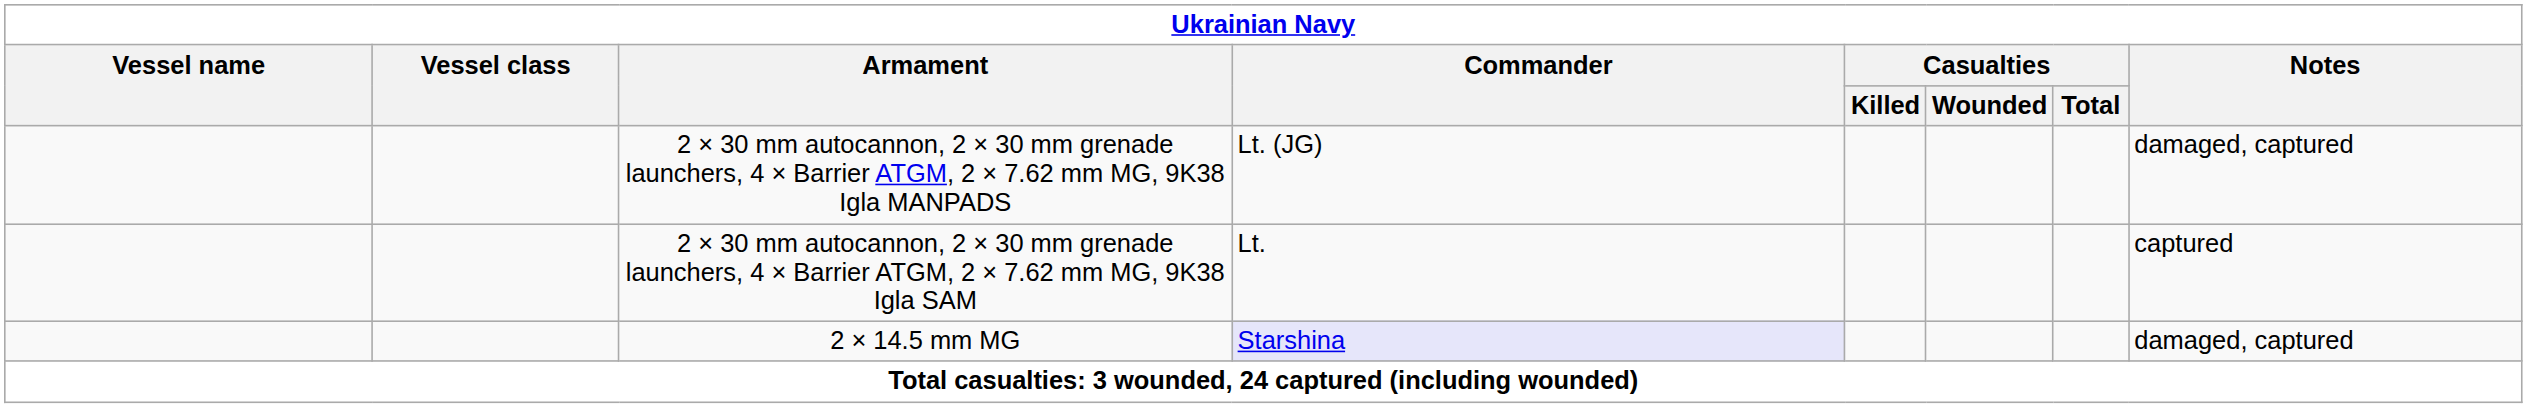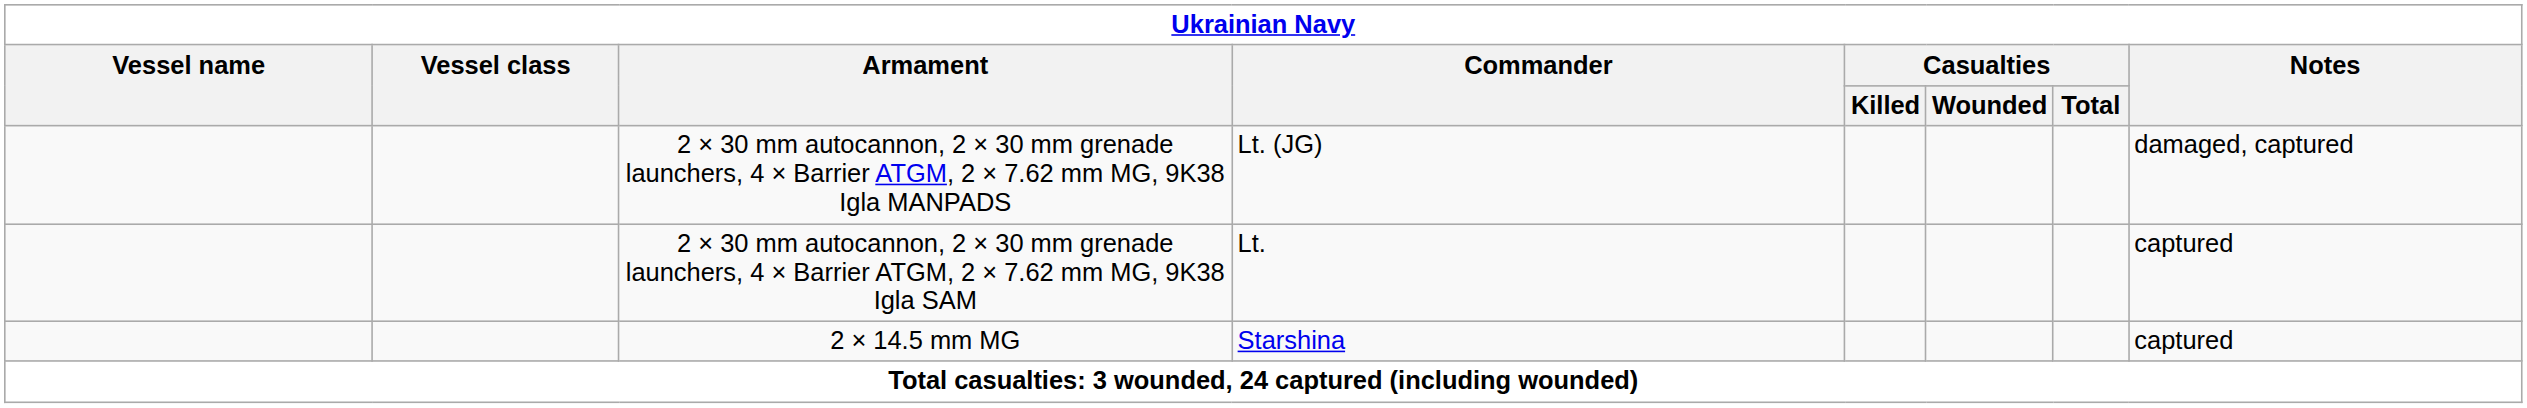(1291, 340) lavender background -> (1291, 340) no background
(2244, 340) damaged, captured -> (2184, 340) captured
